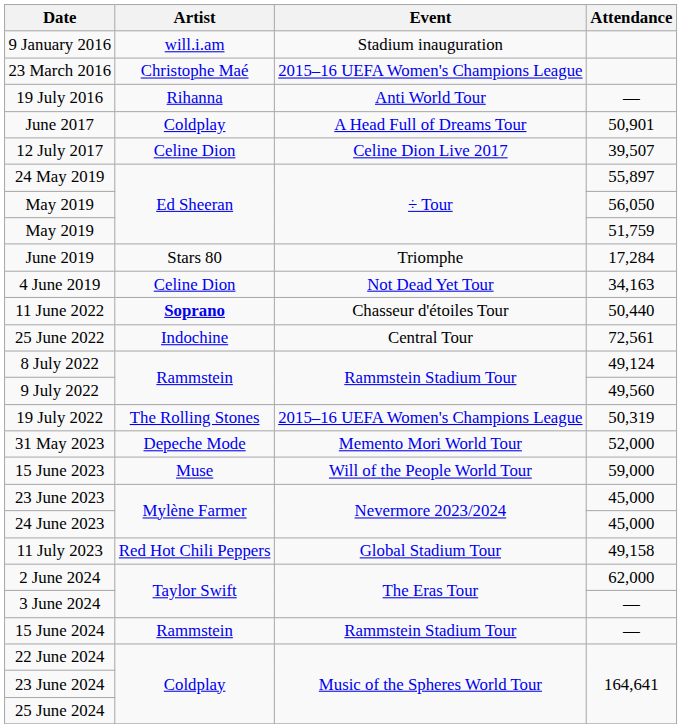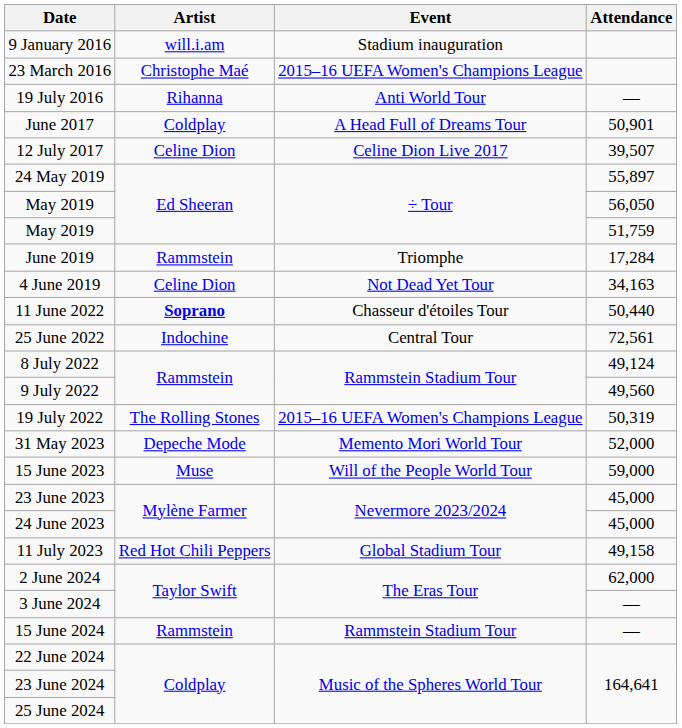(195, 257) Stars 80 -> (195, 257) Rammstein
